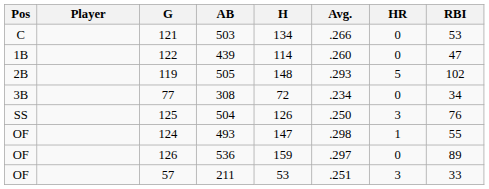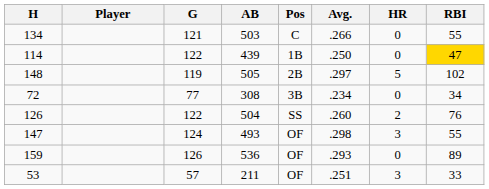columns swapped: (21, 14) <-> (283, 14)
(455, 34) 53 -> (455, 34) 55
(340, 54) .260 -> (340, 54) .250
(455, 54) no background -> (455, 54) gold background
(340, 74) .293 -> (340, 74) .297
(168, 114) 125 -> (193, 114) 122
(340, 114) .250 -> (340, 114) .260
(398, 114) 3 -> (398, 114) 2
(398, 134) 1 -> (398, 134) 3
(340, 154) .297 -> (340, 154) .293
